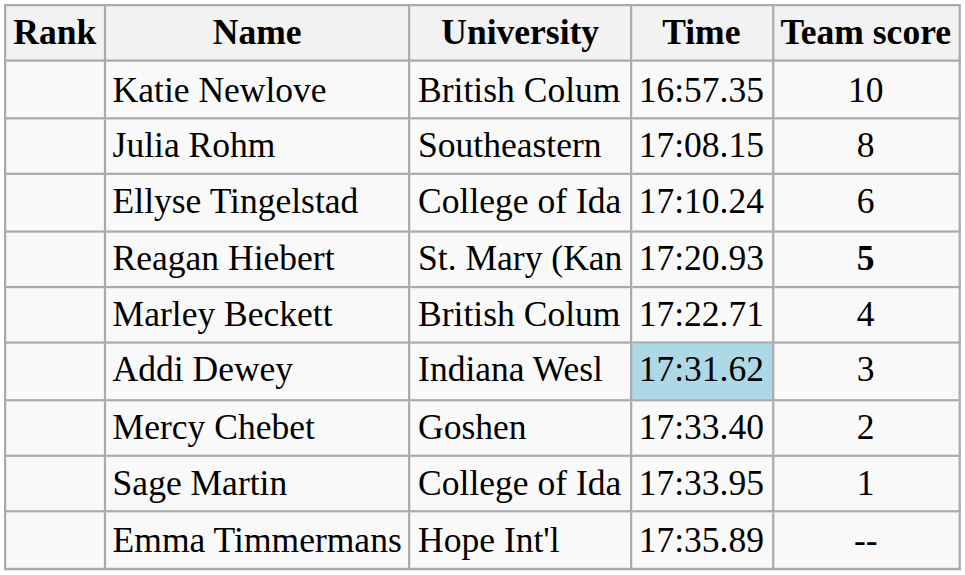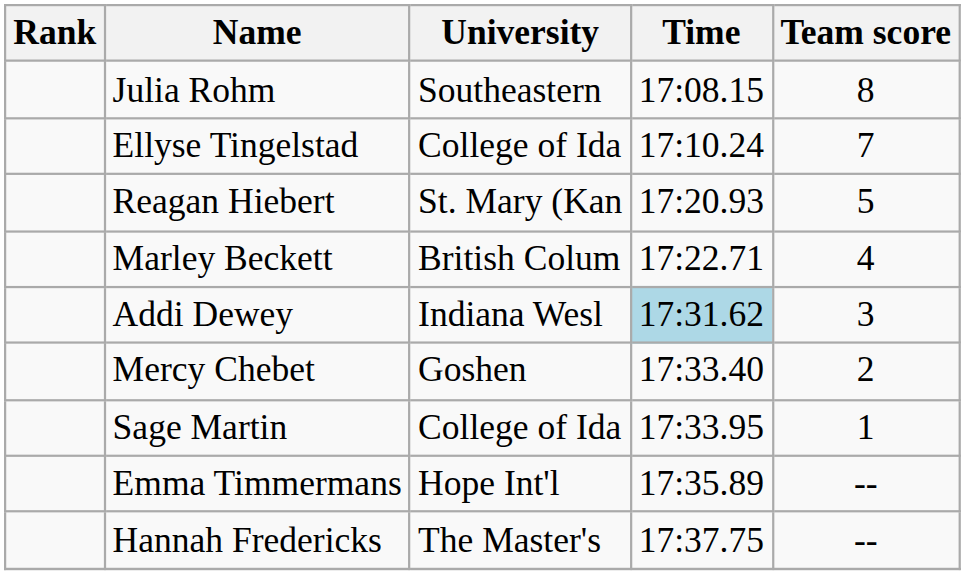- row: (220, 88)
(866, 201) 6 -> (866, 145) 7
(866, 257) bold -> (866, 201) normal
+ row: (247, 539)
